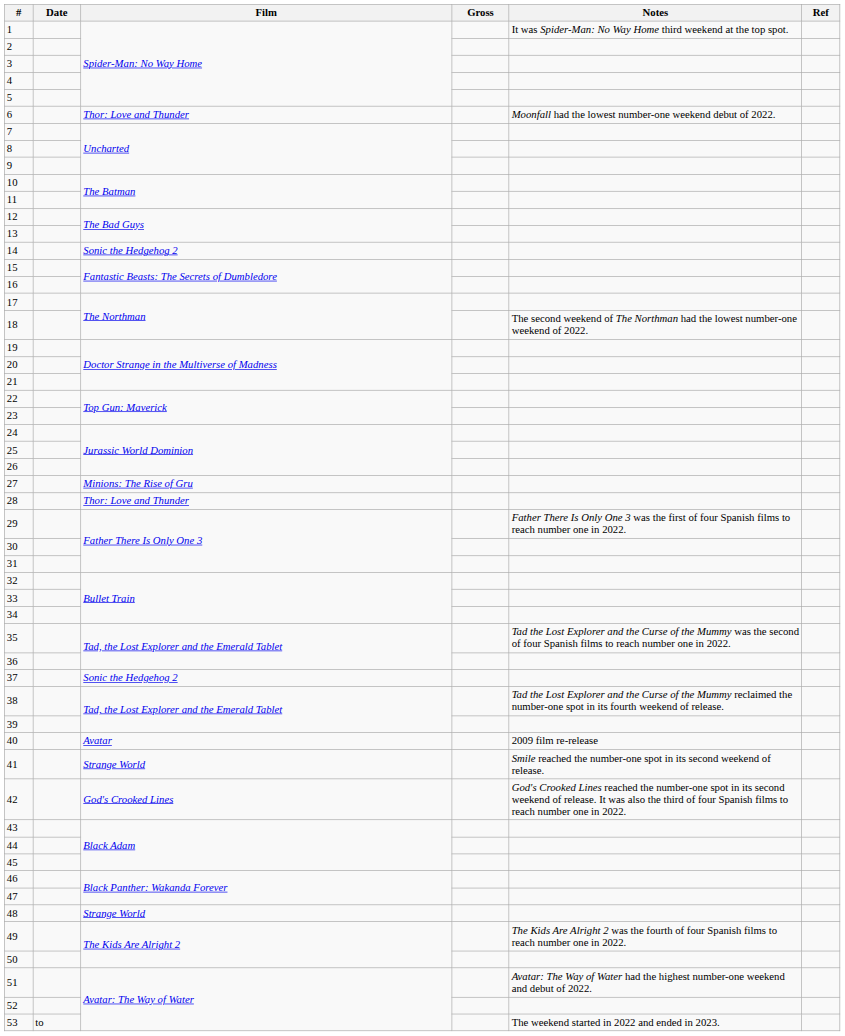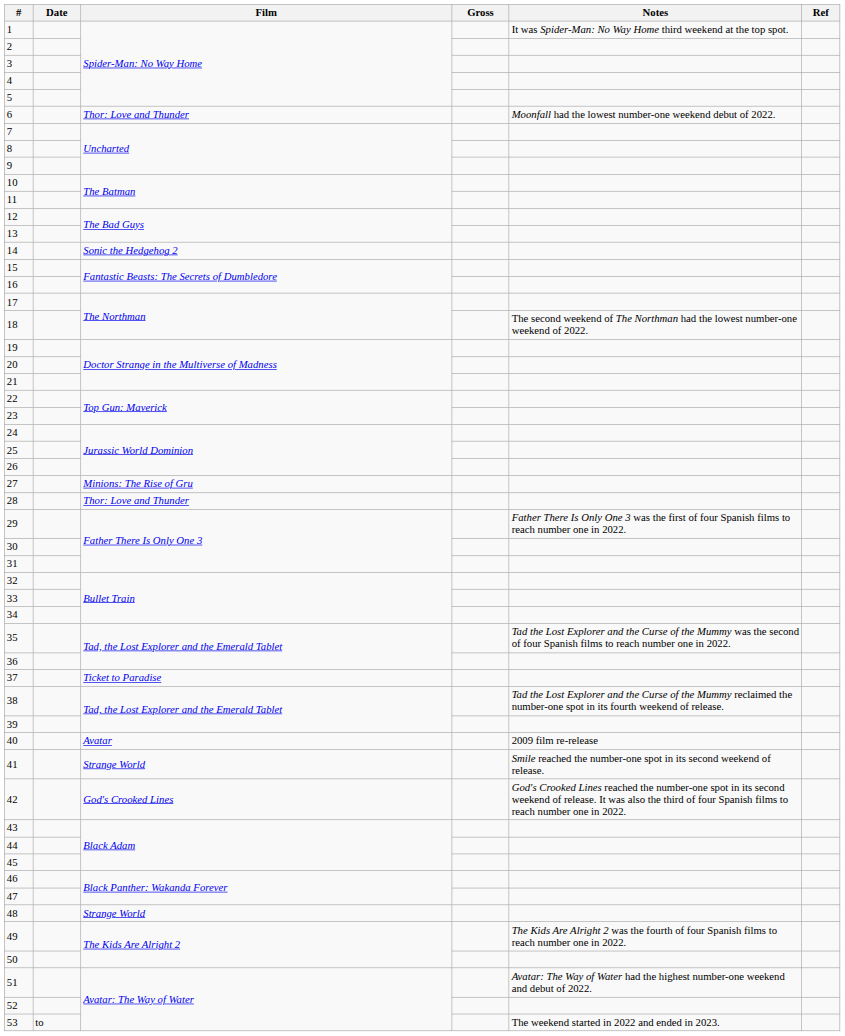(130, 678) Sonic the Hedgehog 2 -> (122, 678) Ticket to Paradise
